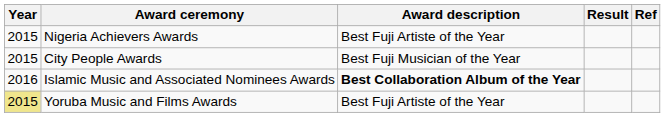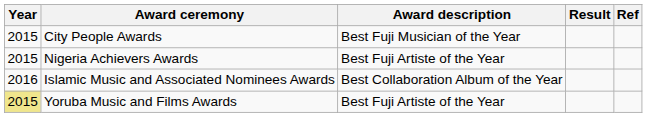rows swapped: (103, 58) <-> (121, 36)
(461, 79) bold -> (452, 79) normal
